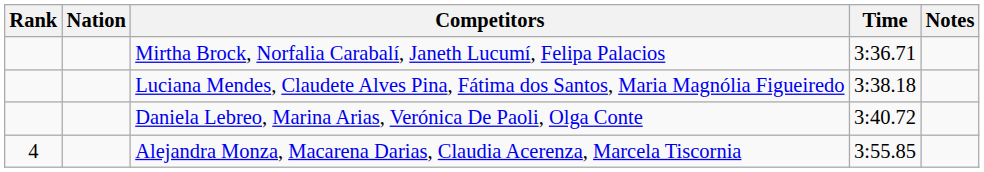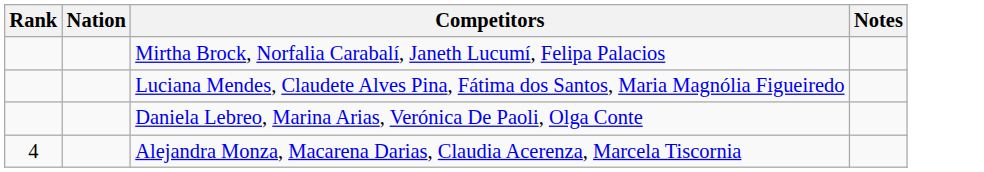- column: (885, 20)
